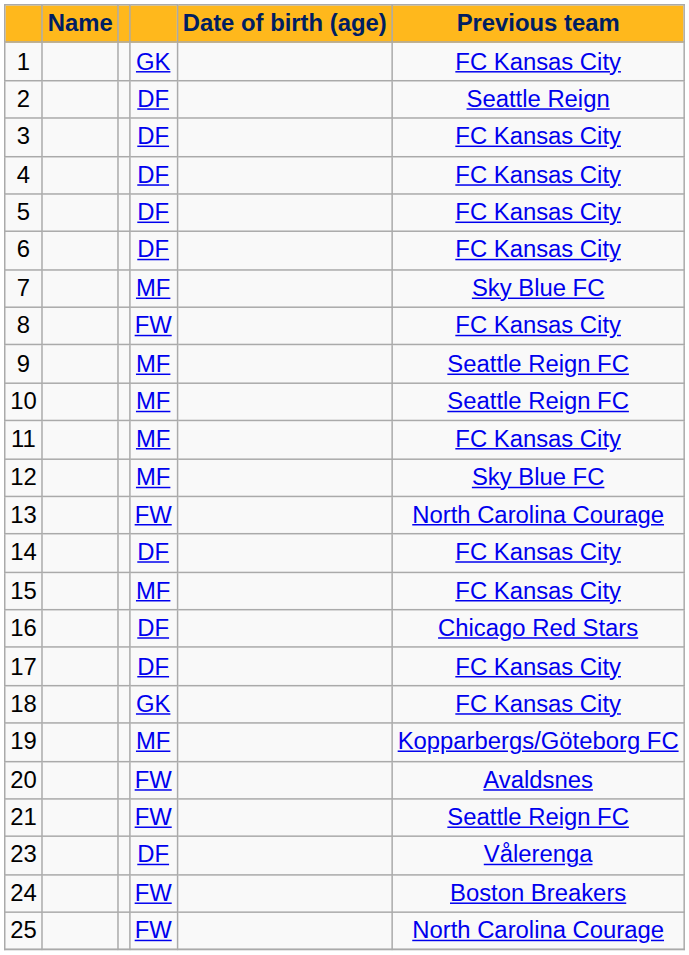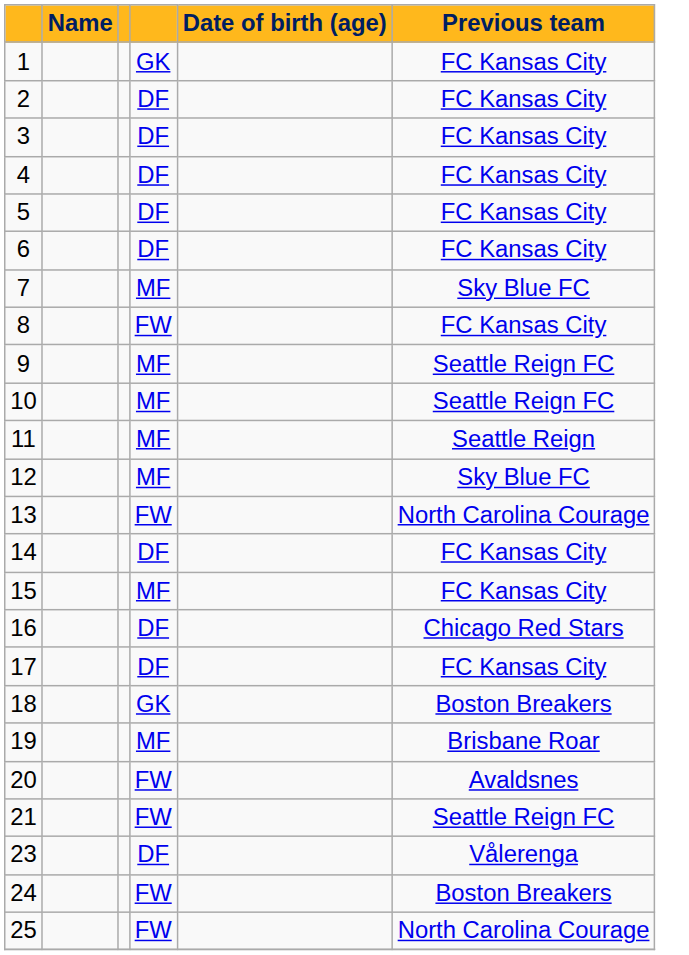(538, 99) Seattle Reign -> (524, 99) FC Kansas City
(538, 439) FC Kansas City -> (524, 439) Seattle Reign
(538, 703) FC Kansas City -> (524, 703) Boston Breakers
(538, 741) Kopparbergs/Göteborg FC -> (524, 741) Brisbane Roar
